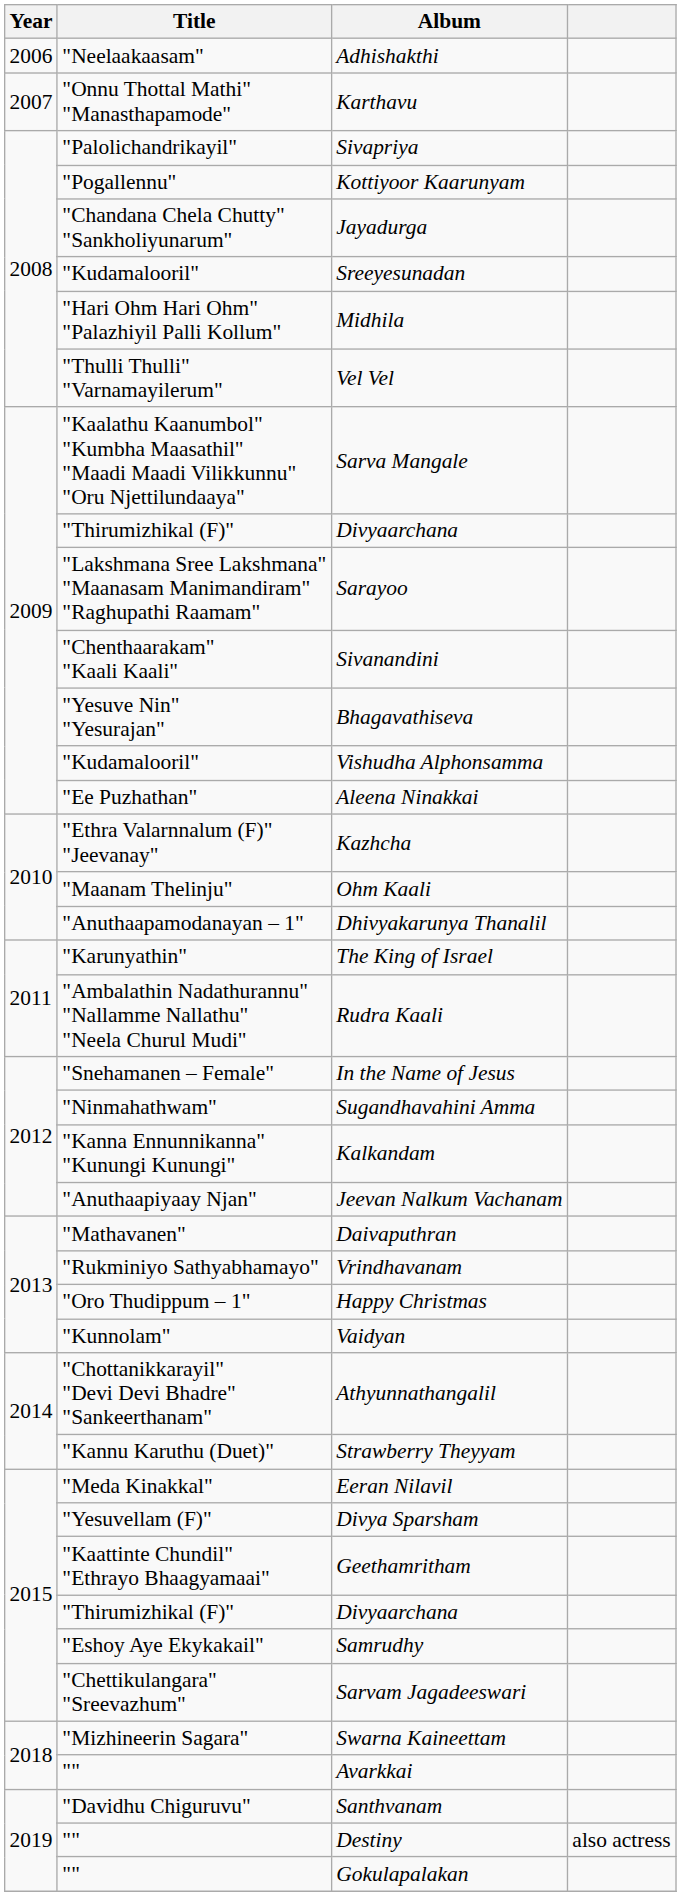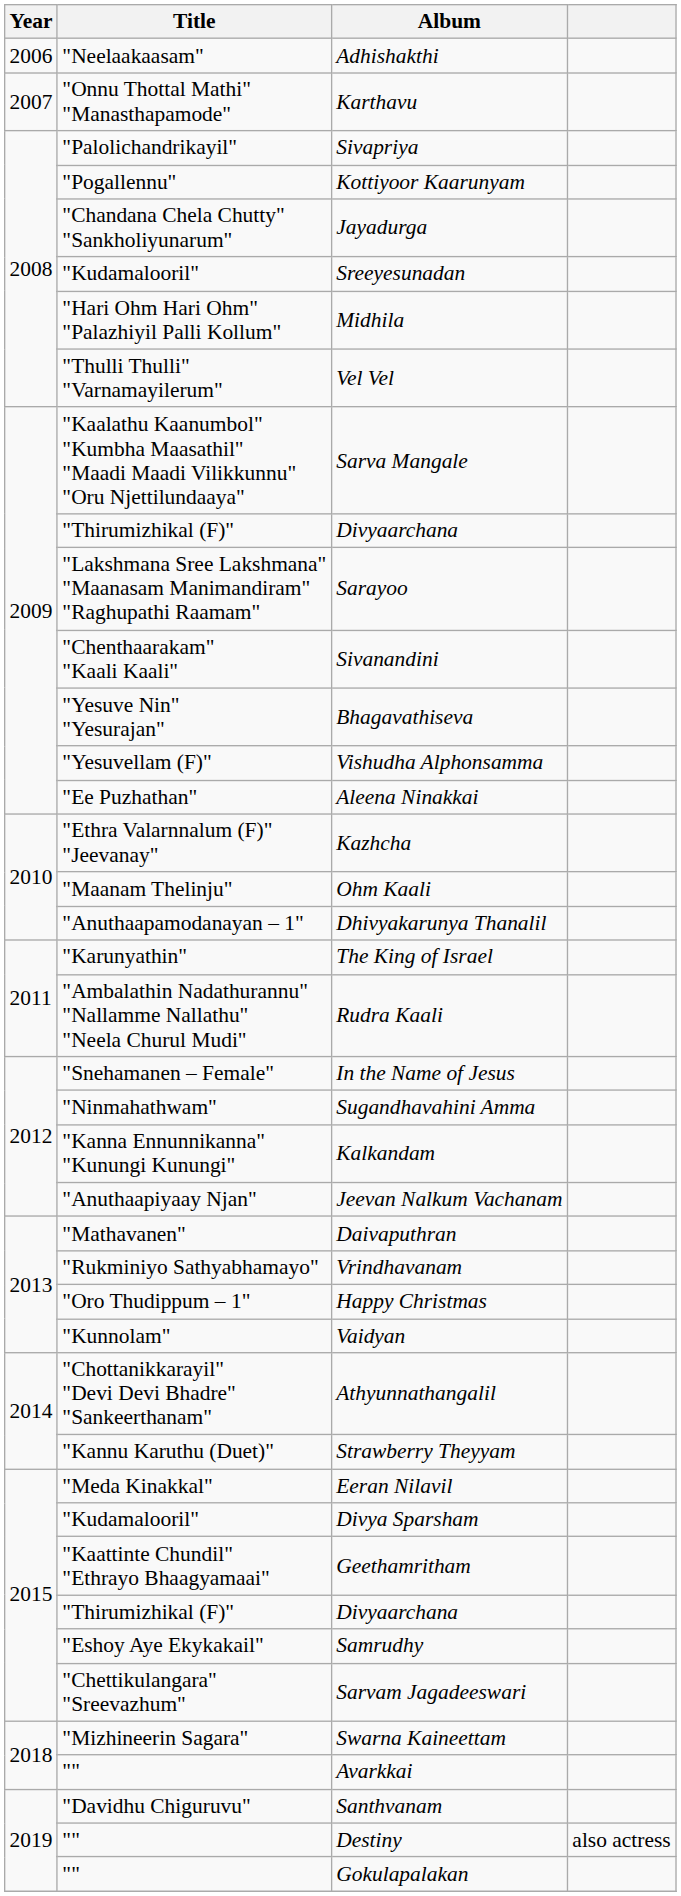(131, 762) "Kudamalooril" -> (137, 762) "Yesuvellam (F)"
(137, 1519) "Yesuvellam (F)" -> (131, 1519) "Kudamalooril"
